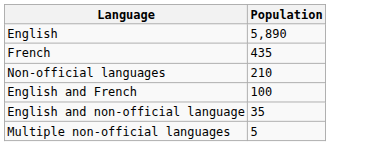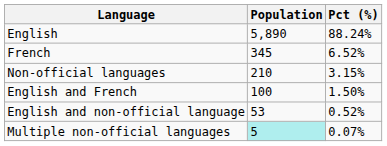+ column: (354, 14)
(261, 53) 435 -> (261, 53) 345
(258, 112) 35 -> (258, 112) 53
(254, 131) no background -> (254, 131) paleturquoise background
